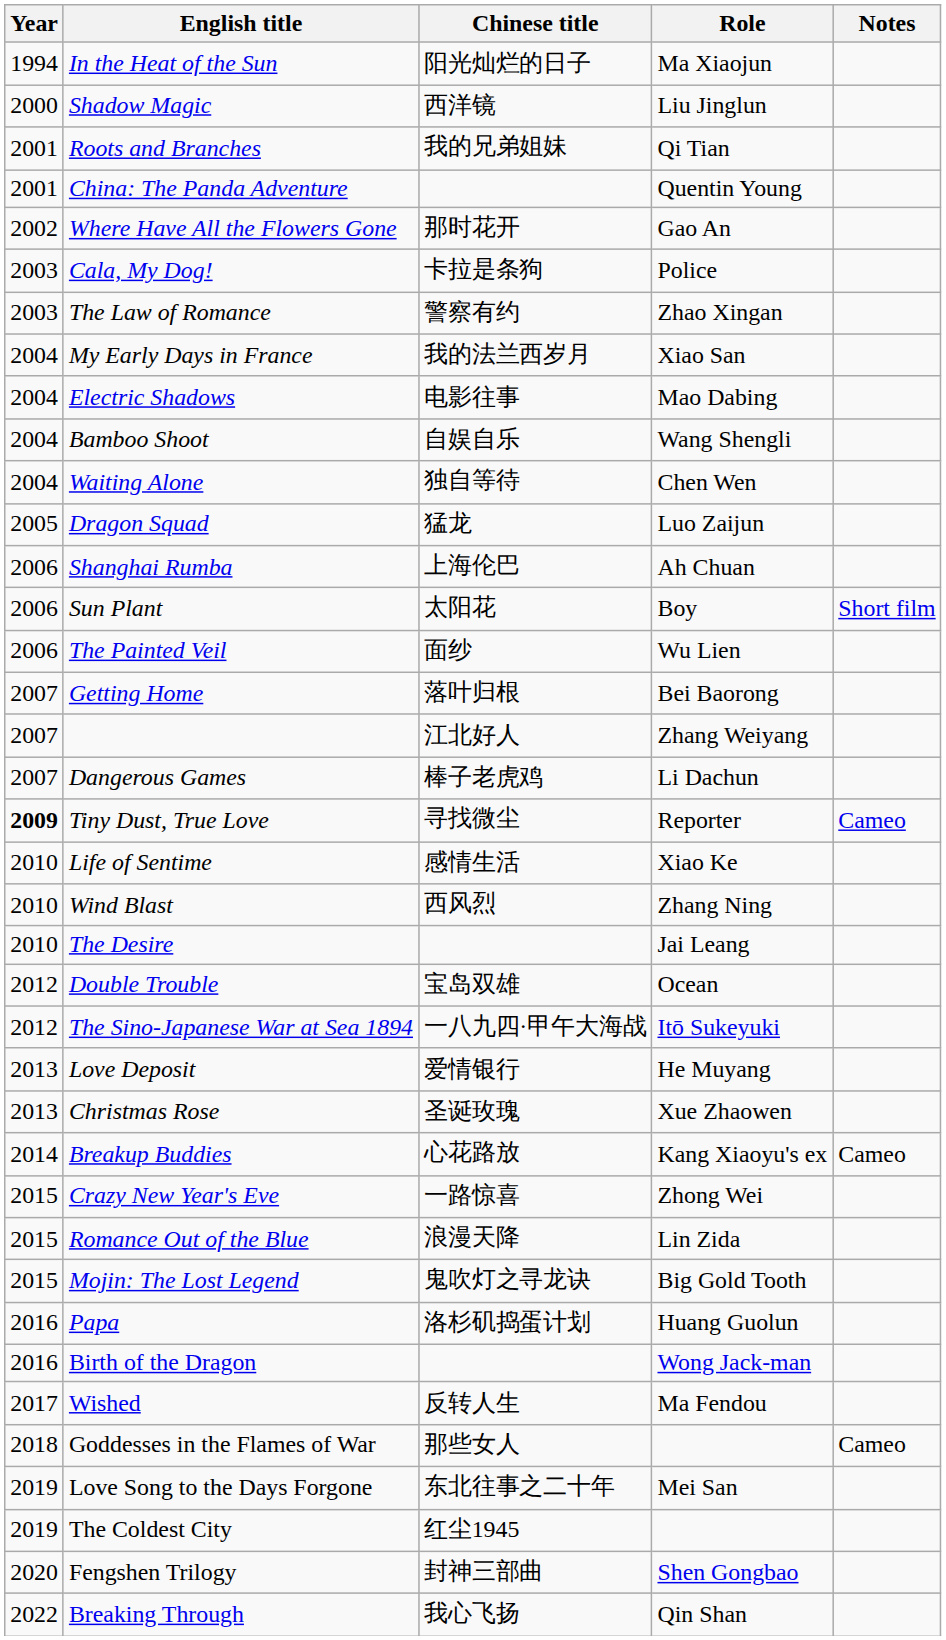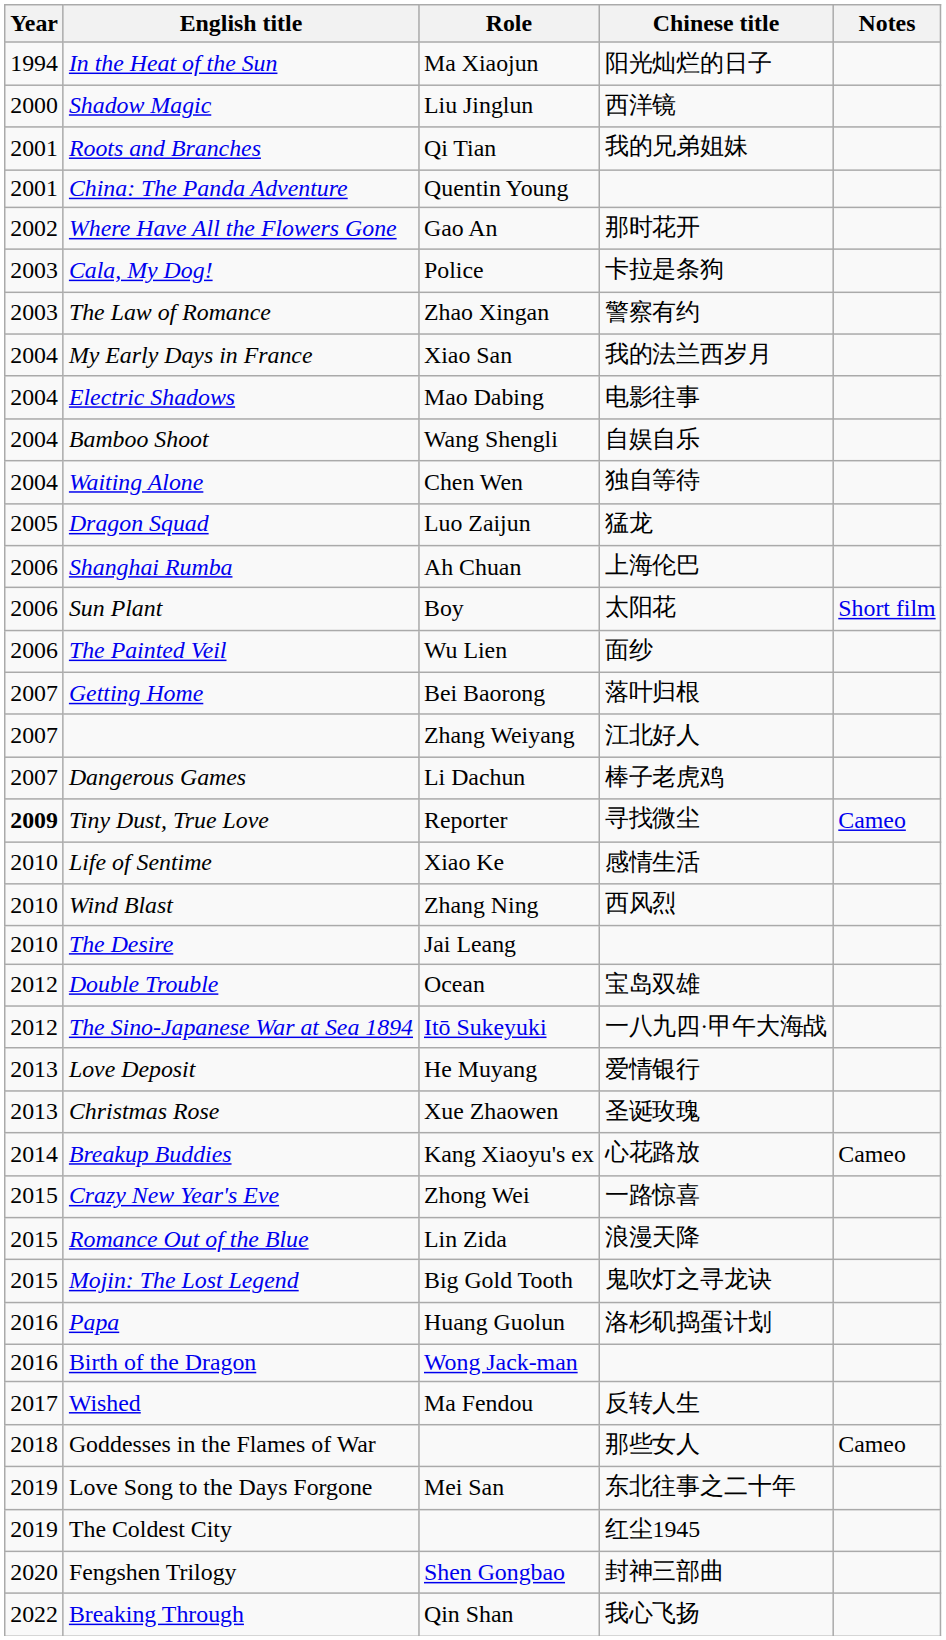columns swapped: (535, 23) <-> (742, 23)
